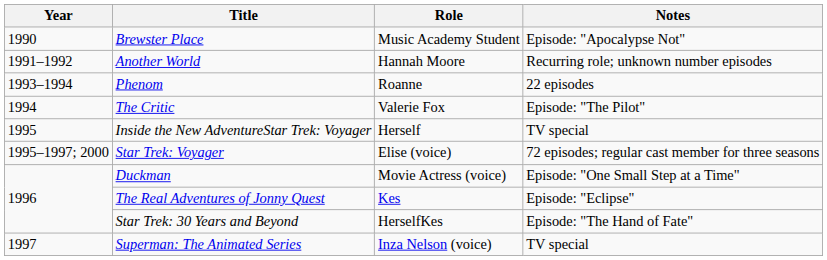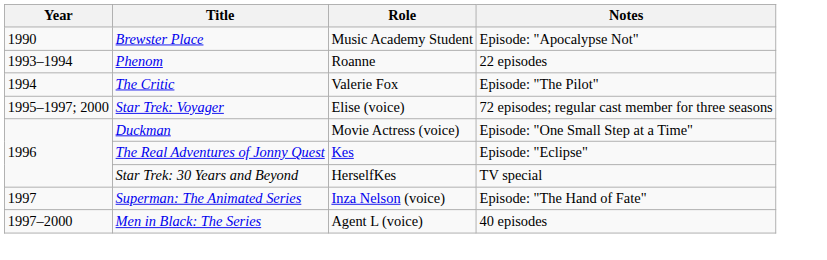- row: (158, 61)
- row: (244, 130)
(610, 221) Episode: "The Hand of Fate" -> (511, 175) TV special
(558, 244) TV special -> (563, 198) Episode: "The Hand of Fate"
+ row: (188, 221)
